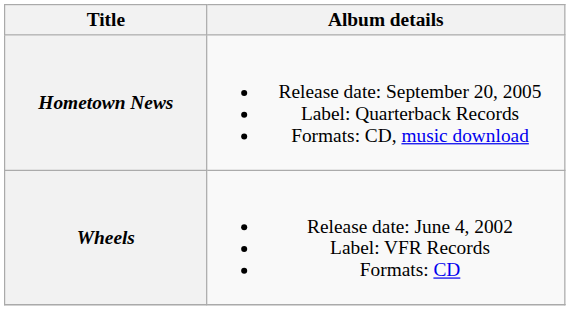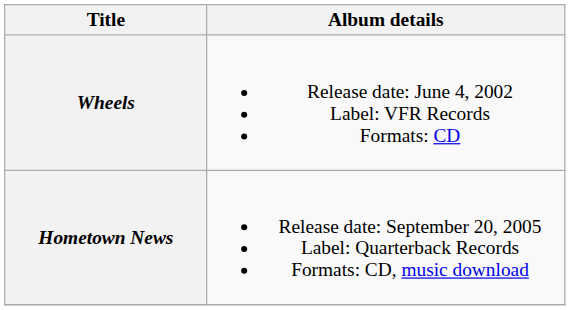rows swapped: (106, 237) <-> (106, 102)
